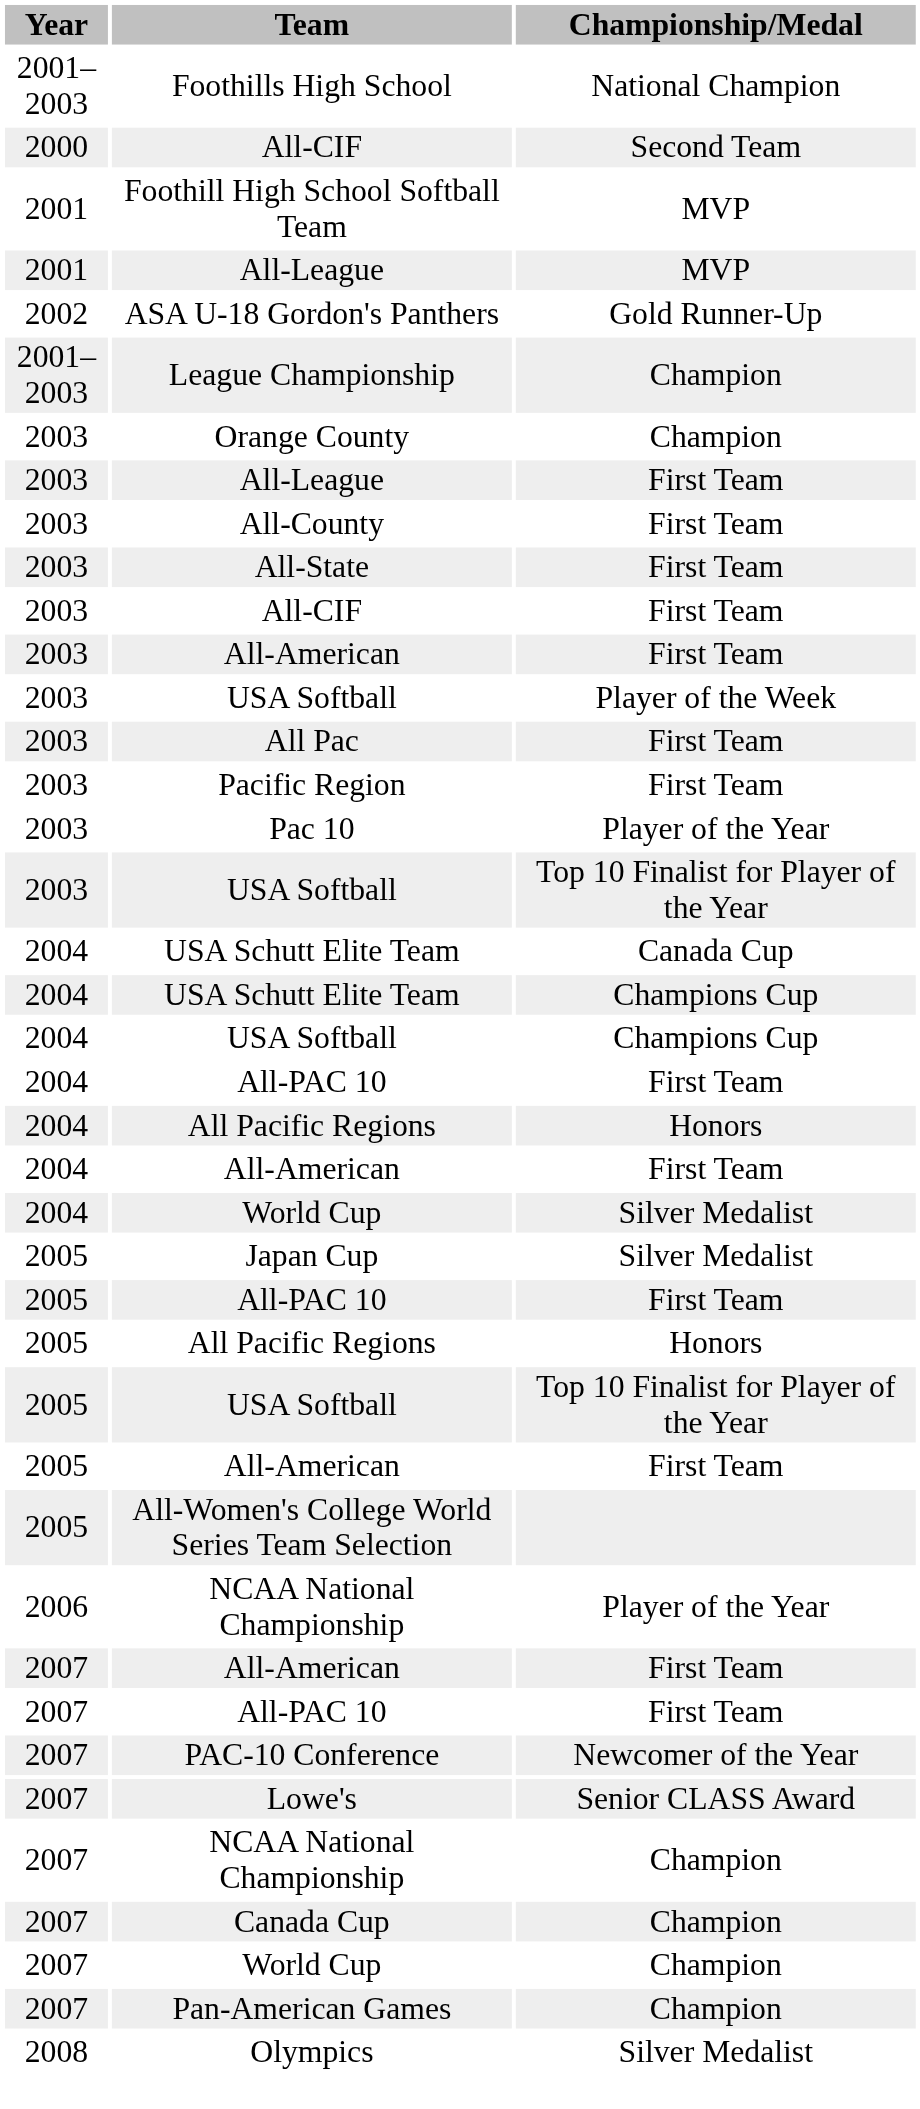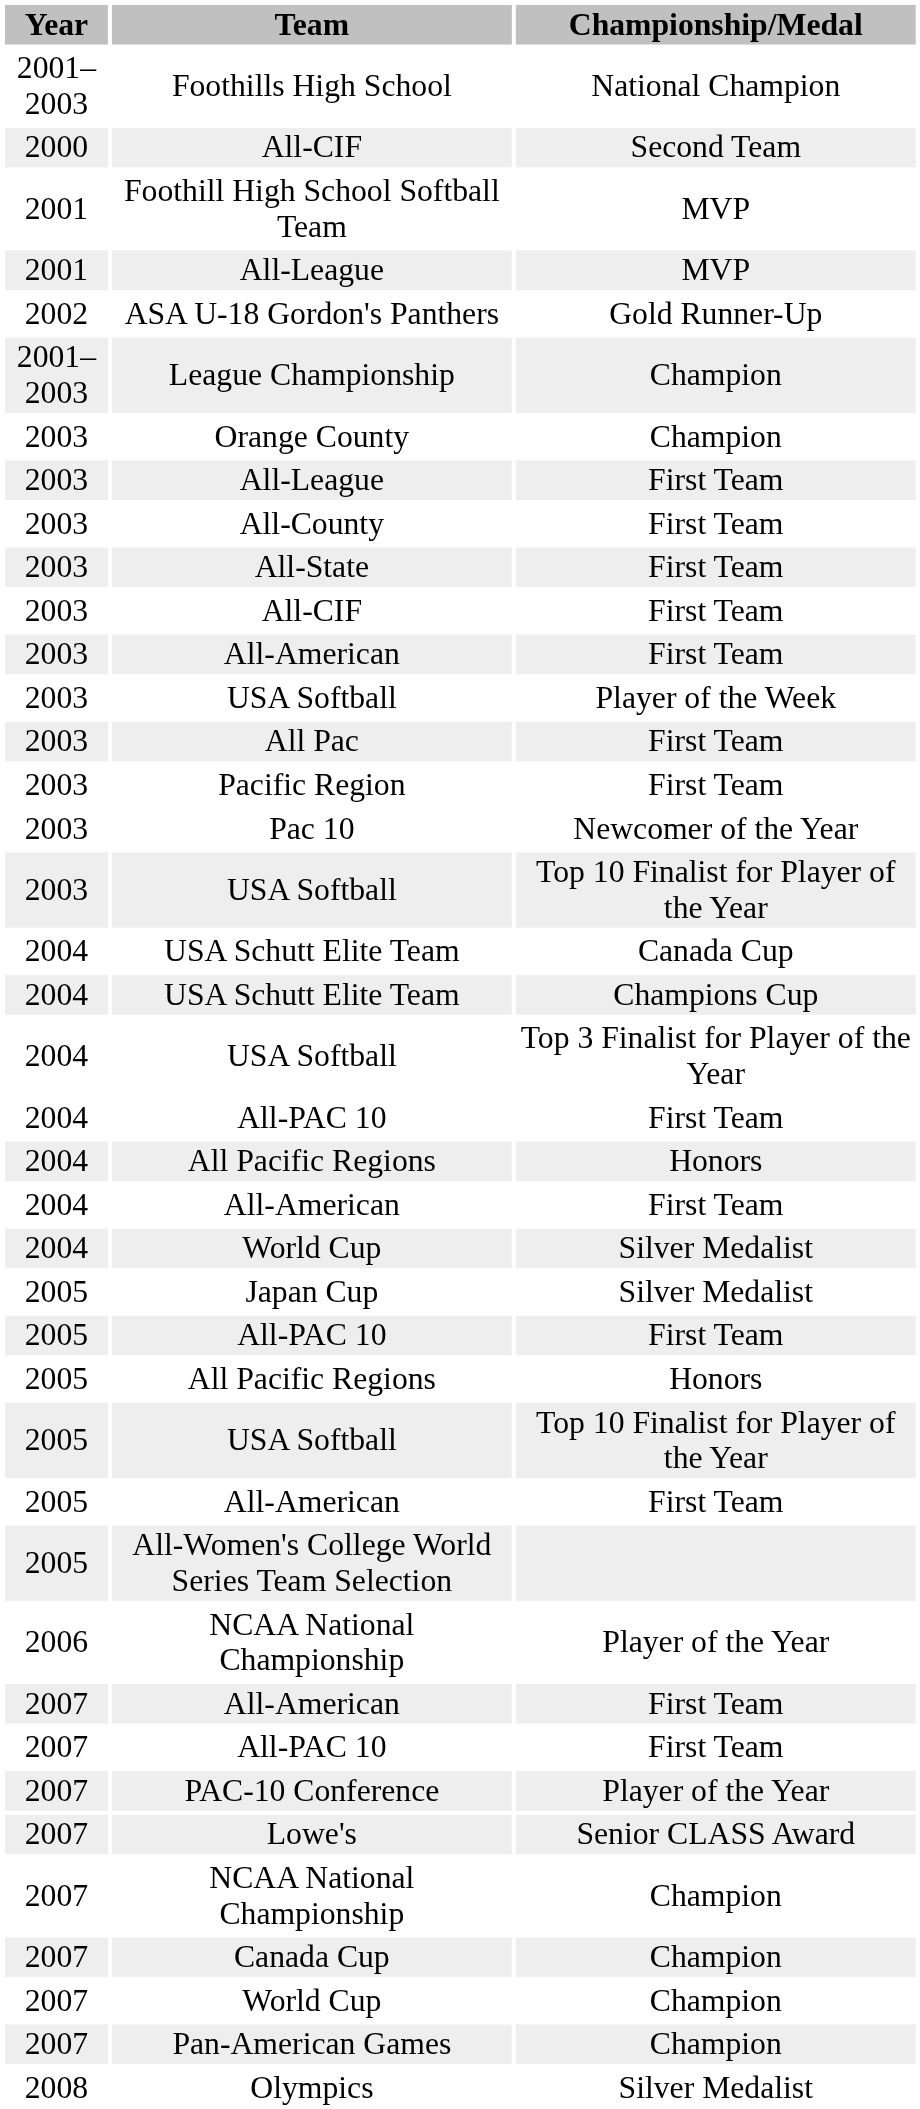(716, 828) Player of the Year -> (716, 828) Newcomer of the Year
(716, 1038) Champions Cup -> (716, 1055) Top 3 Finalist for Player of the Year
(716, 1754) Newcomer of the Year -> (716, 1790) Player of the Year
